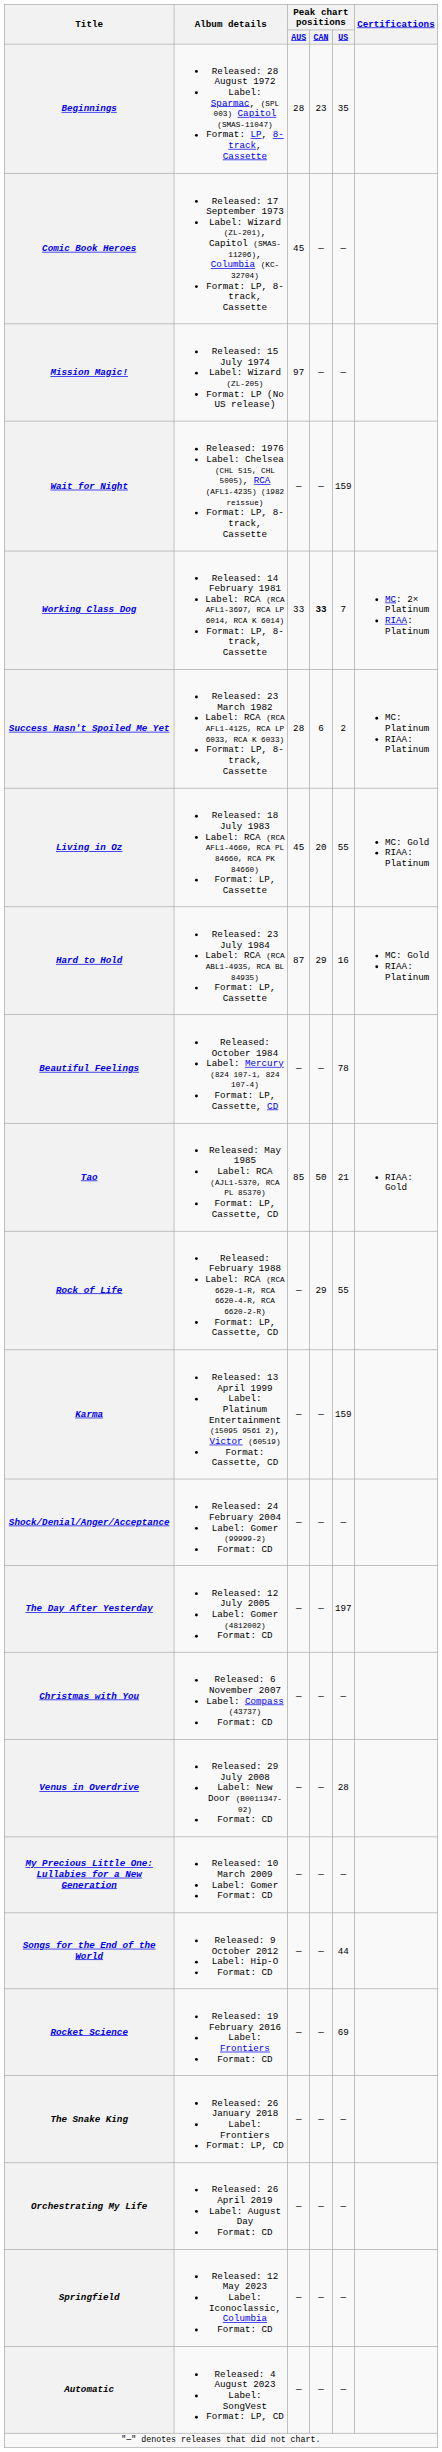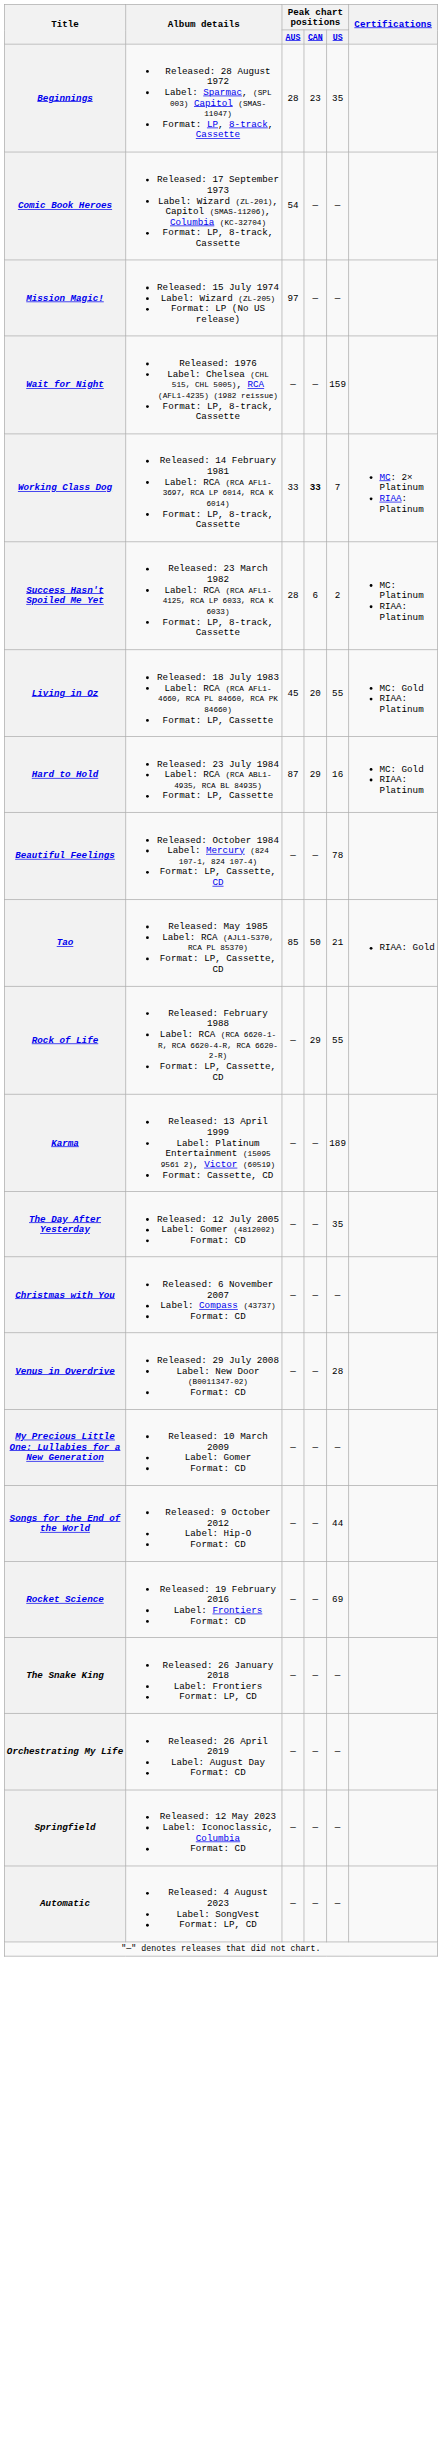(299, 249) 45 -> (293, 206) 54
(343, 1414) 159 -> (338, 1143) 189
- row: (89, 1522)
(343, 1609) 197 -> (338, 1224) 35
